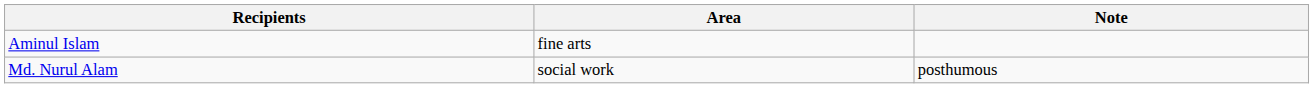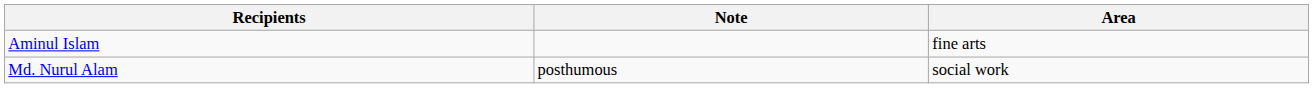columns swapped: (724, 17) <-> (1111, 17)
